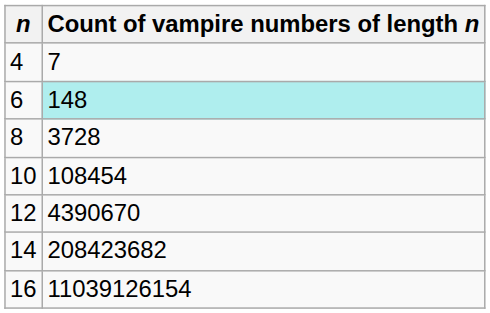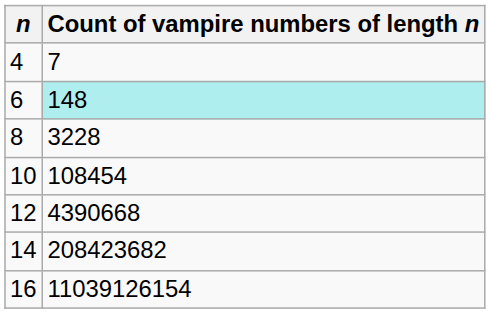(74, 137) 3728 -> (74, 137) 3228
(94, 213) 4390670 -> (94, 213) 4390668
